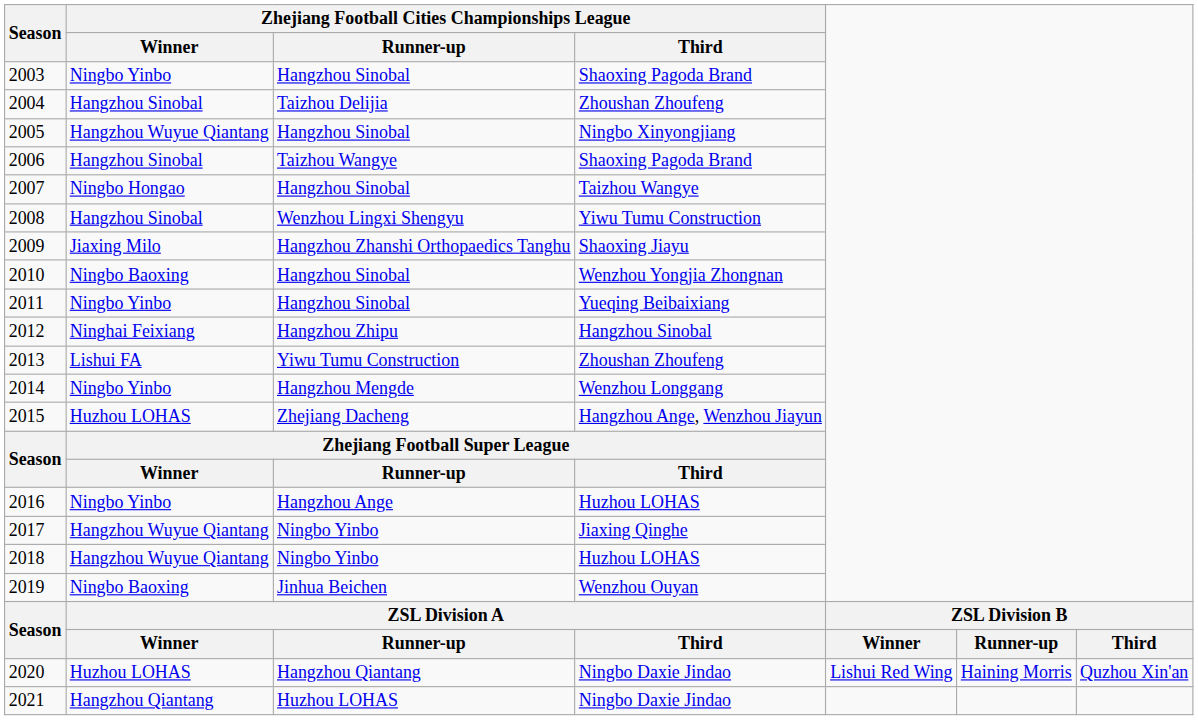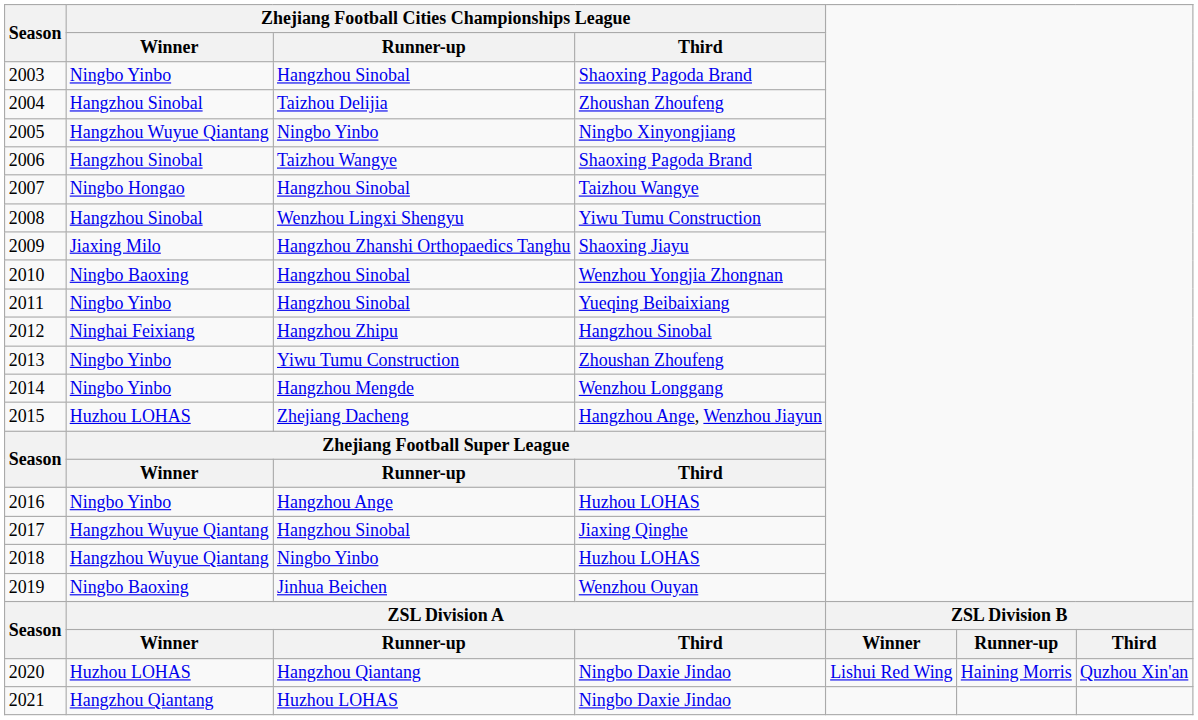(343, 132) Hangzhou Sinobal -> (328, 132) Ningbo Yinbo
(106, 359) Lishui FA -> (120, 359) Ningbo Yinbo
(328, 530) Ningbo Yinbo -> (343, 530) Hangzhou Sinobal
